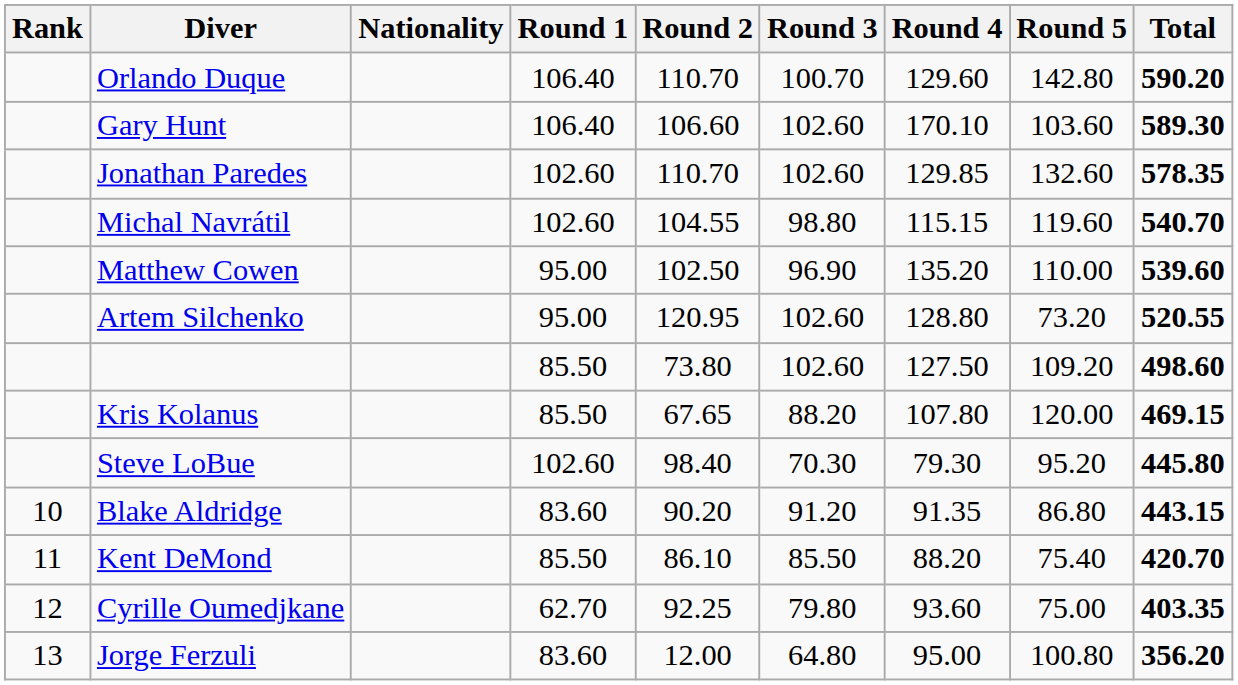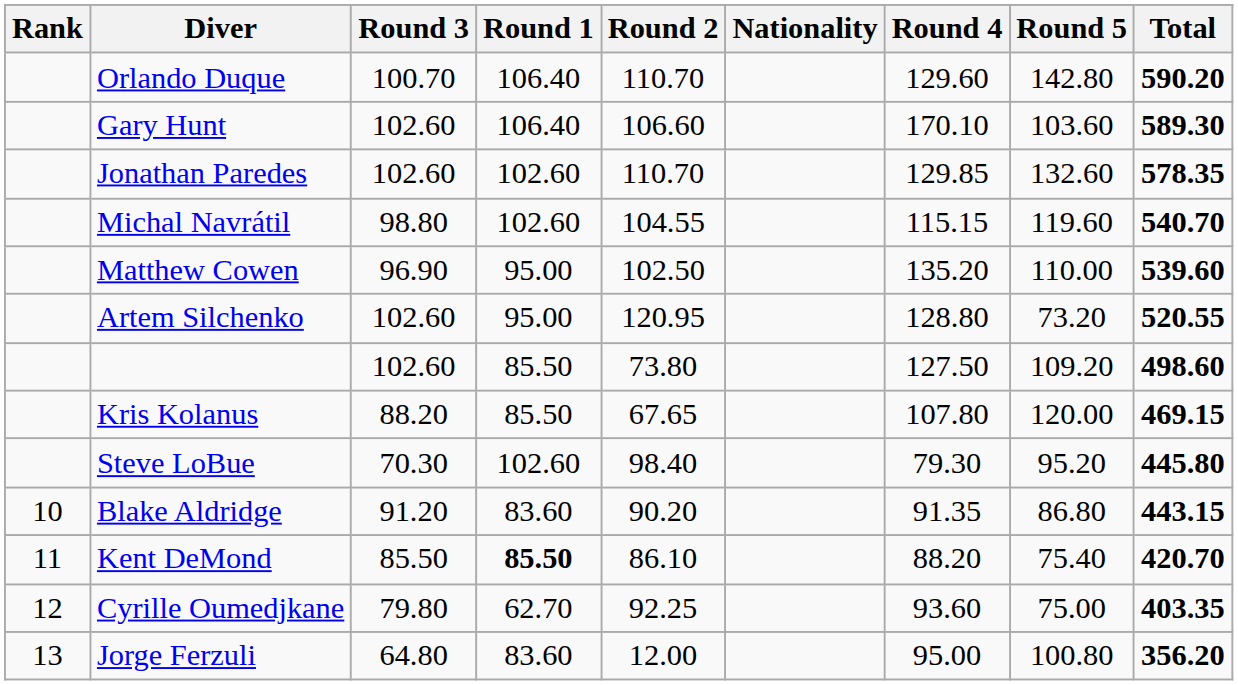columns swapped: (431, 28) <-> (822, 28)
(573, 558) normal -> (538, 558) bold
